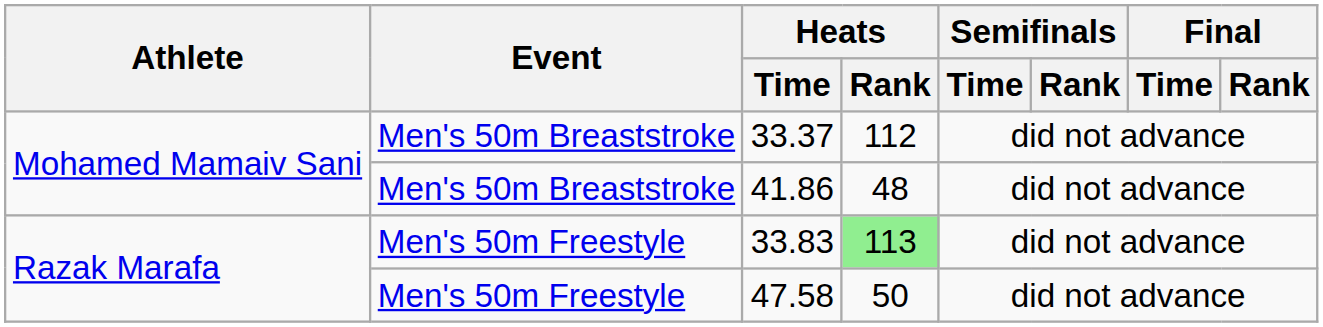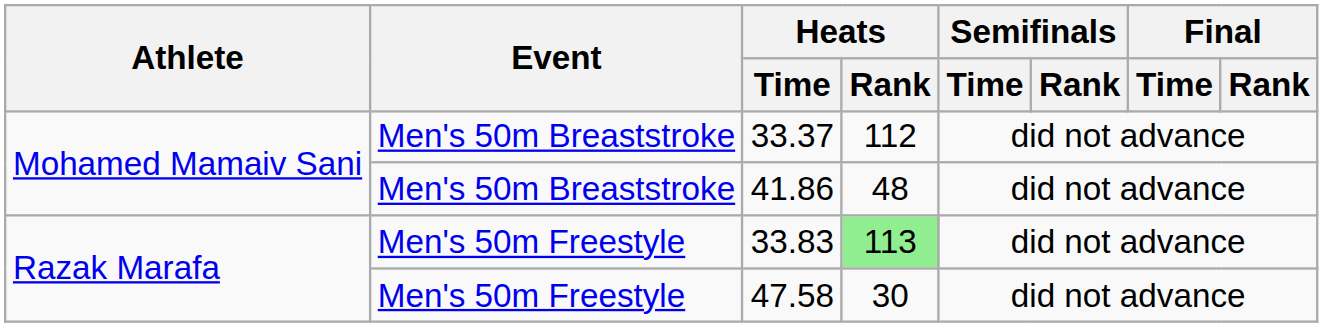(890, 295) 50 -> (890, 295) 30
